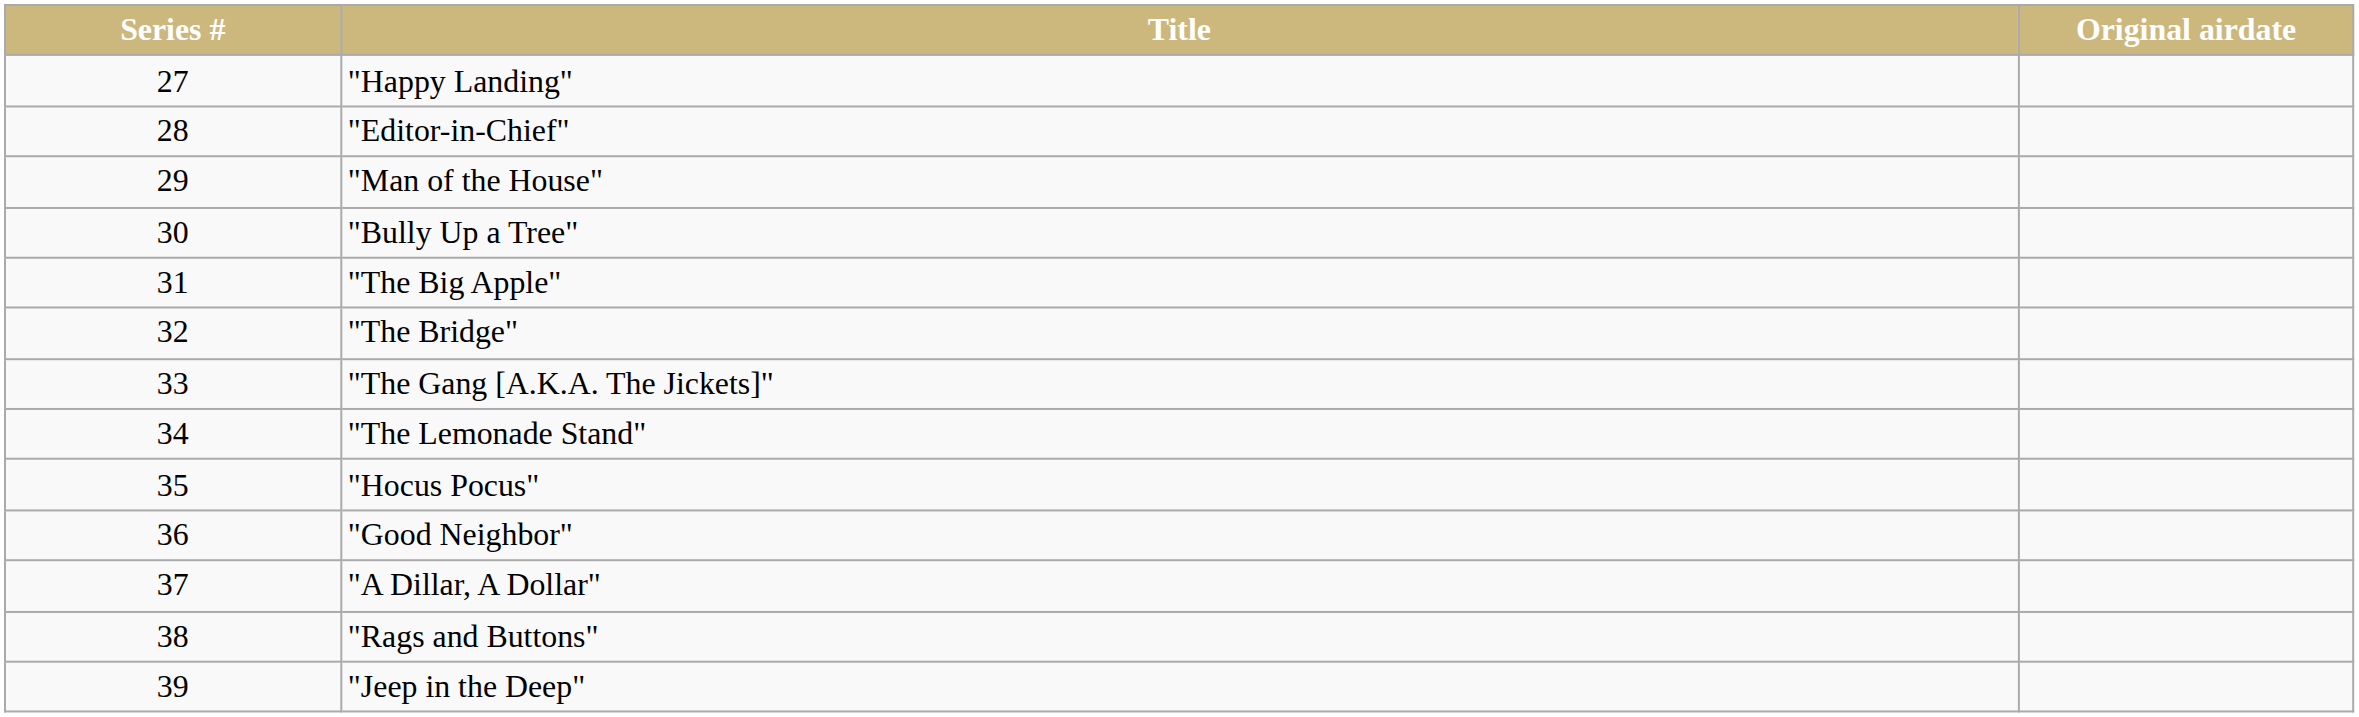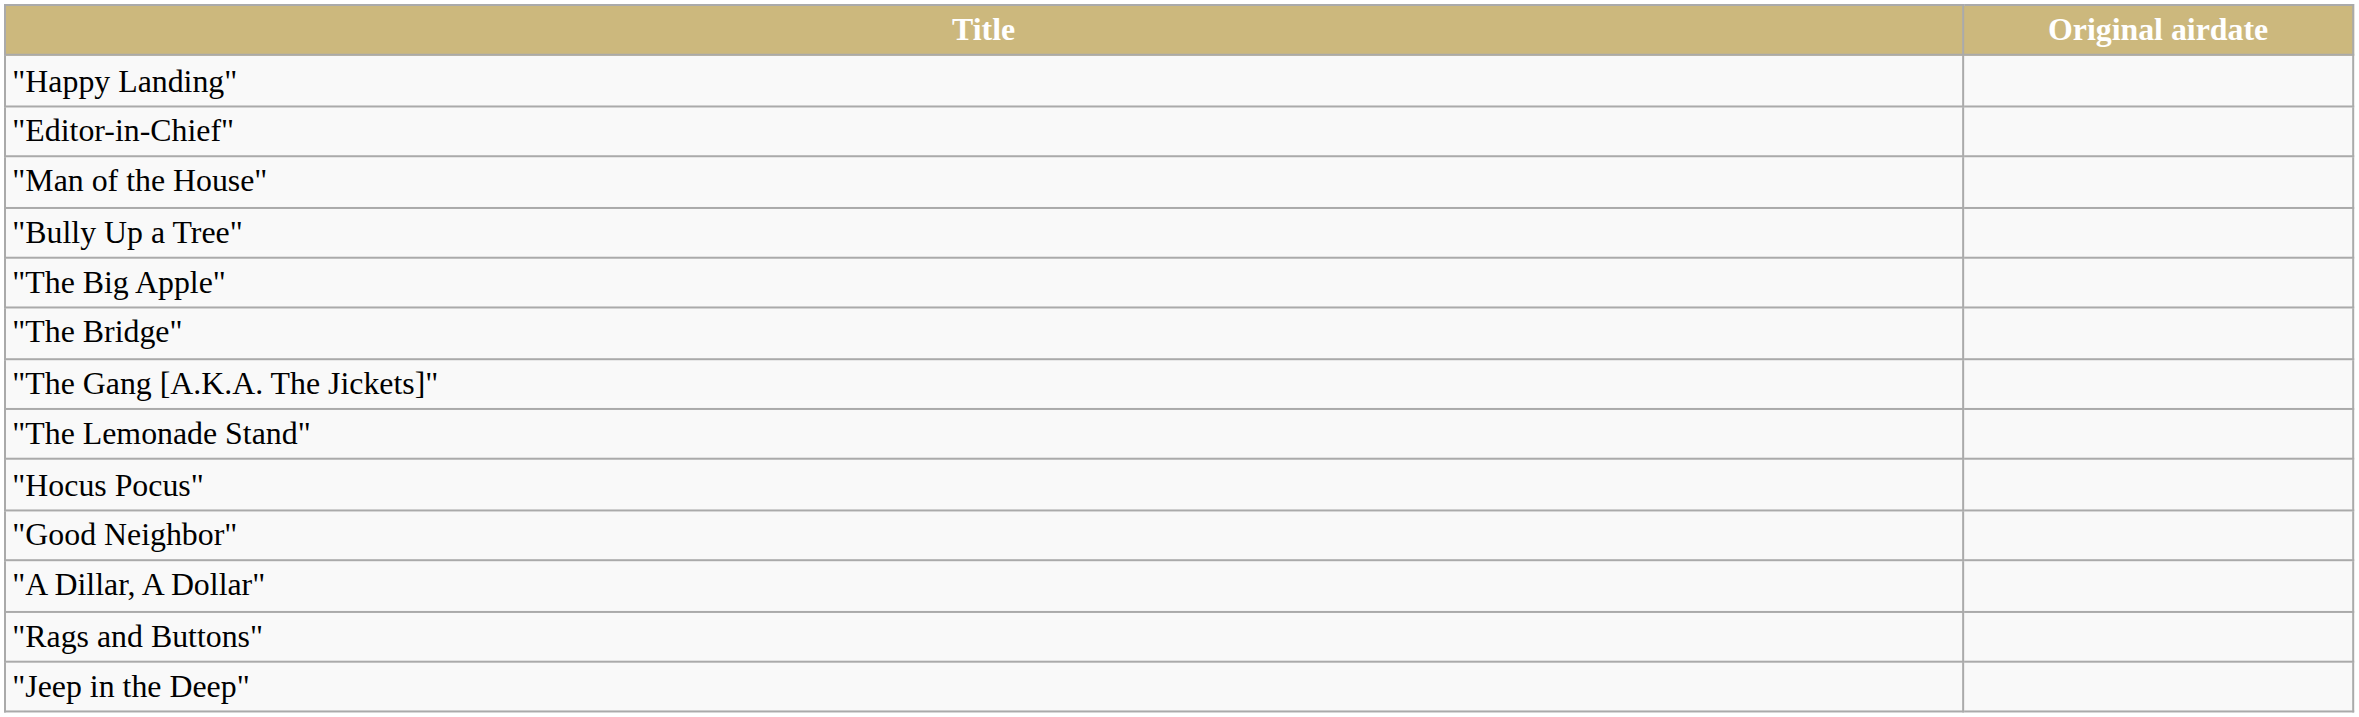- column: (173, 29)
